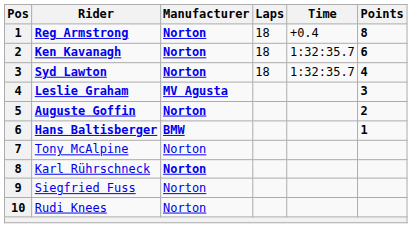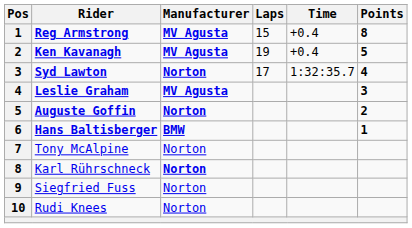(185, 34) Norton -> (196, 34) MV Agusta
(263, 34) 18 -> (263, 34) 15
(185, 53) Norton -> (196, 53) MV Agusta
(263, 53) 18 -> (263, 53) 19
(322, 53) 1:32:35.7 -> (304, 53) +0.4
(364, 53) 6 -> (364, 53) 5
(263, 73) 18 -> (263, 73) 17
